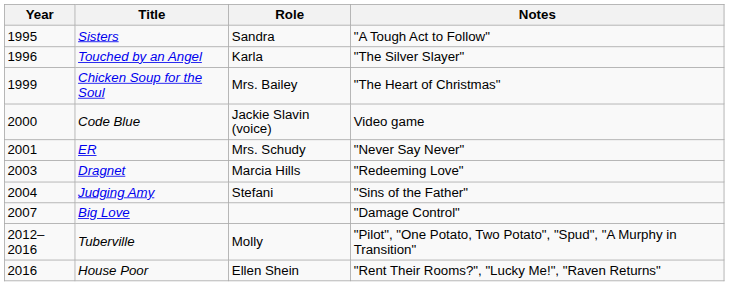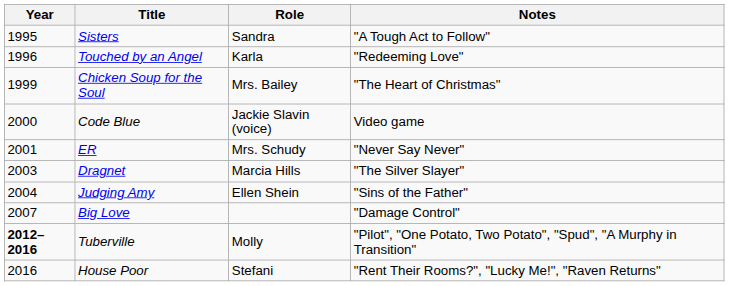(409, 57) "The Silver Slayer" -> (409, 57) "Redeeming Love"
(409, 171) "Redeeming Love" -> (409, 171) "The Silver Slayer"
(252, 192) Stefani -> (265, 192) Ellen Shein
(26, 241) normal -> (26, 241) bold
(265, 270) Ellen Shein -> (252, 270) Stefani
